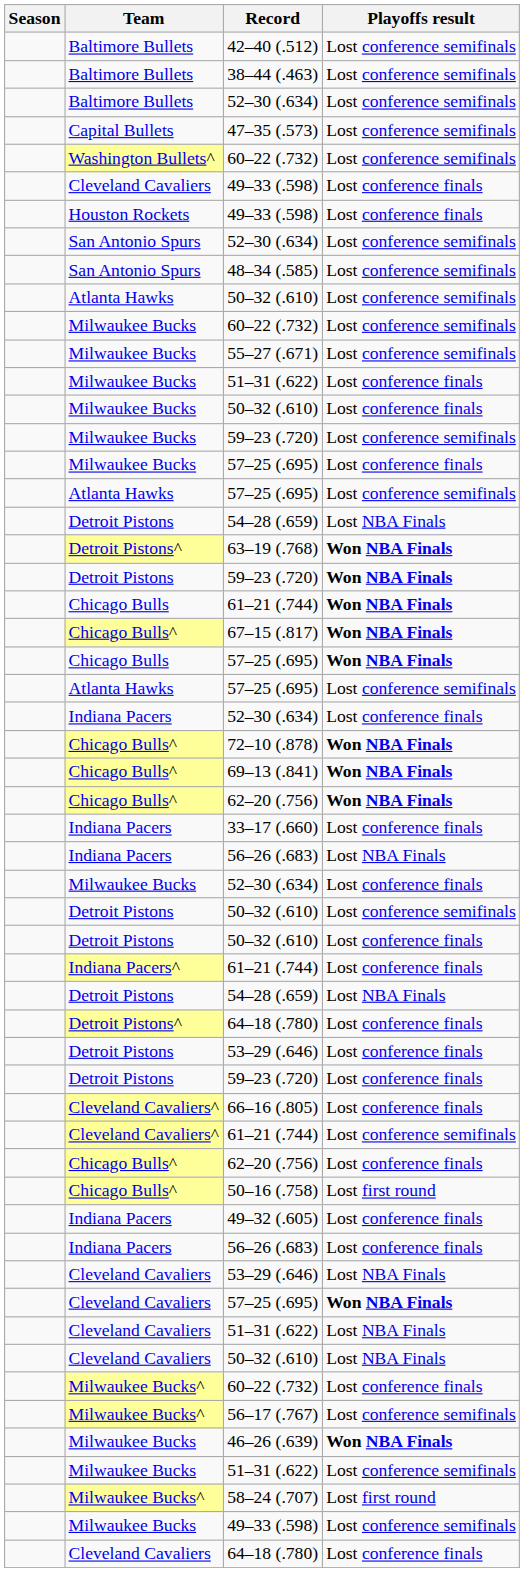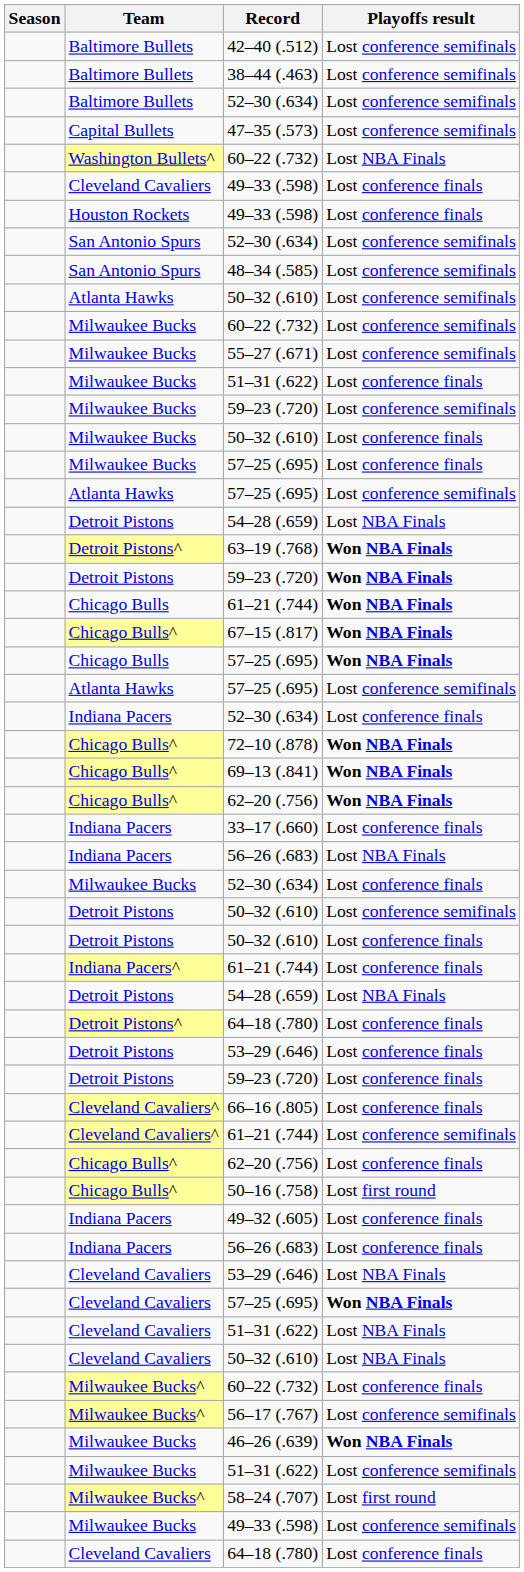(421, 158) Lost conference semifinals -> (386, 158) Lost NBA Finals
rows swapped: (132, 409) <-> (132, 437)
